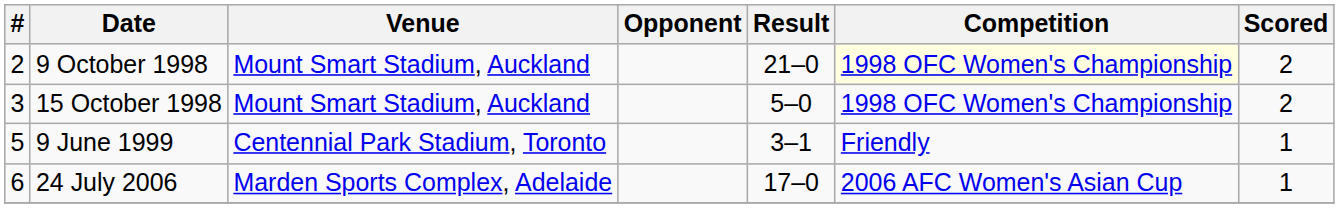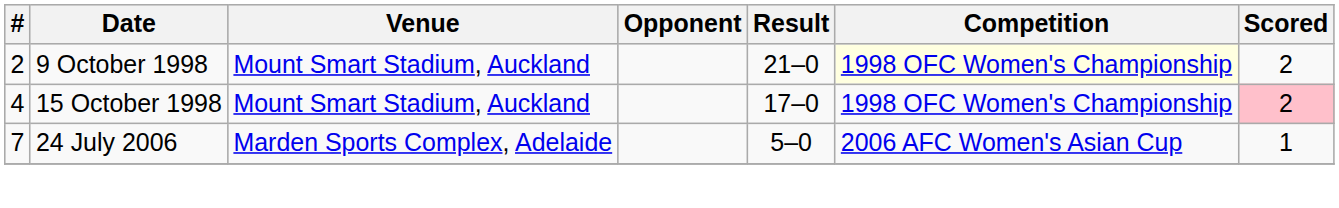(17, 103) 3 -> (17, 103) 4
(791, 103) 5–0 -> (791, 103) 17–0
(1286, 103) no background -> (1286, 103) pink background
- row: (105, 143)
(17, 182) 6 -> (17, 143) 7
(791, 182) 17–0 -> (791, 143) 5–0
